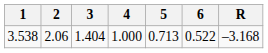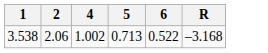- column: (90, 15)
(127, 36) 1.000 -> (90, 36) 1.002
